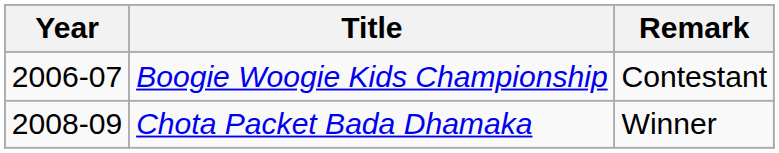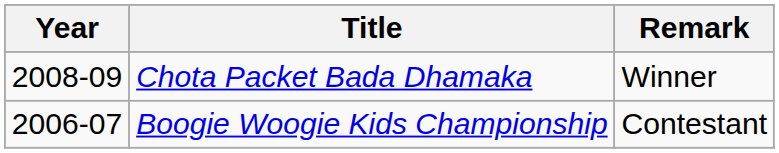rows swapped: (372, 76) <-> (334, 123)
